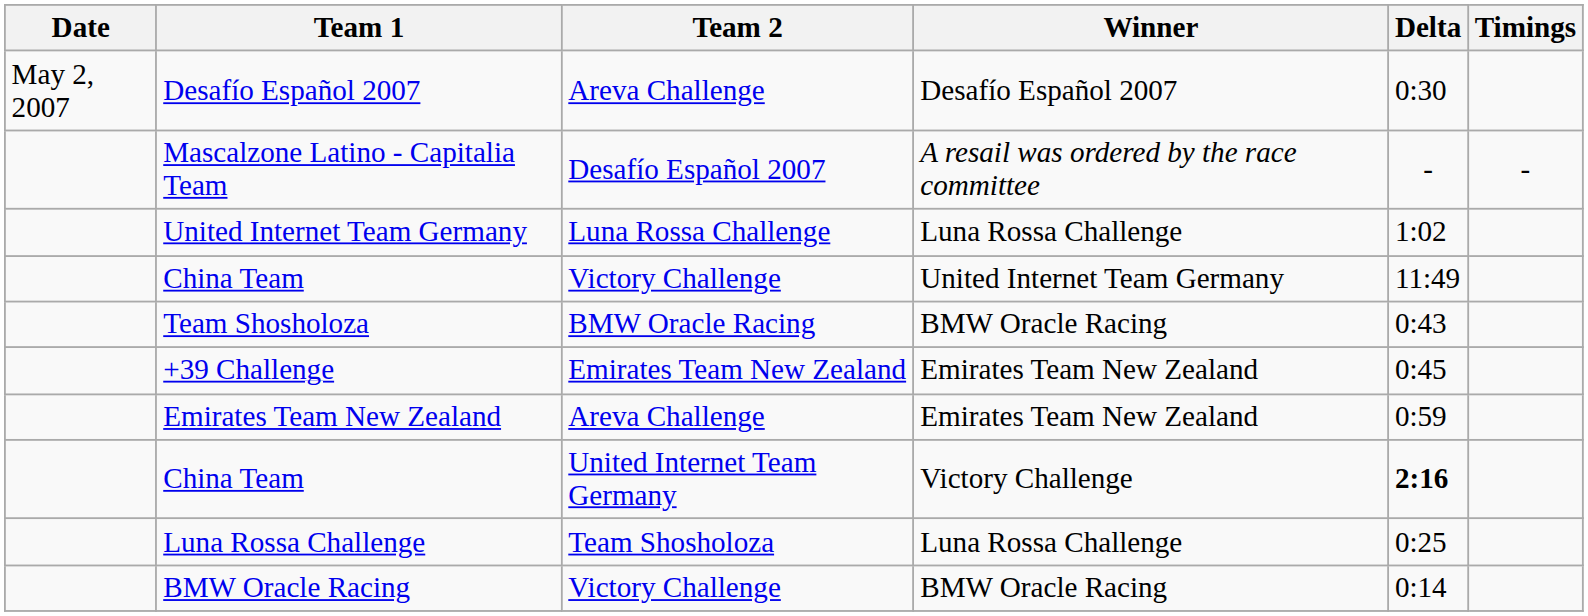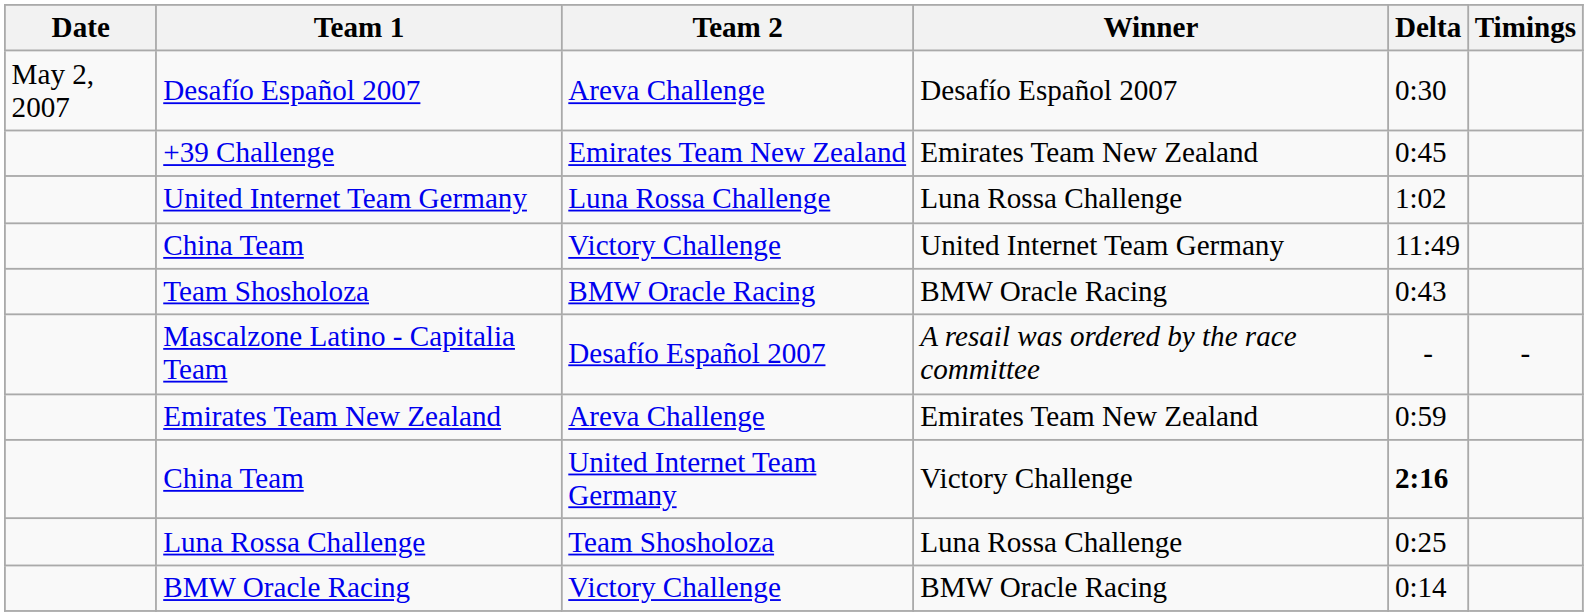rows swapped: (249, 370) <-> (339, 169)
